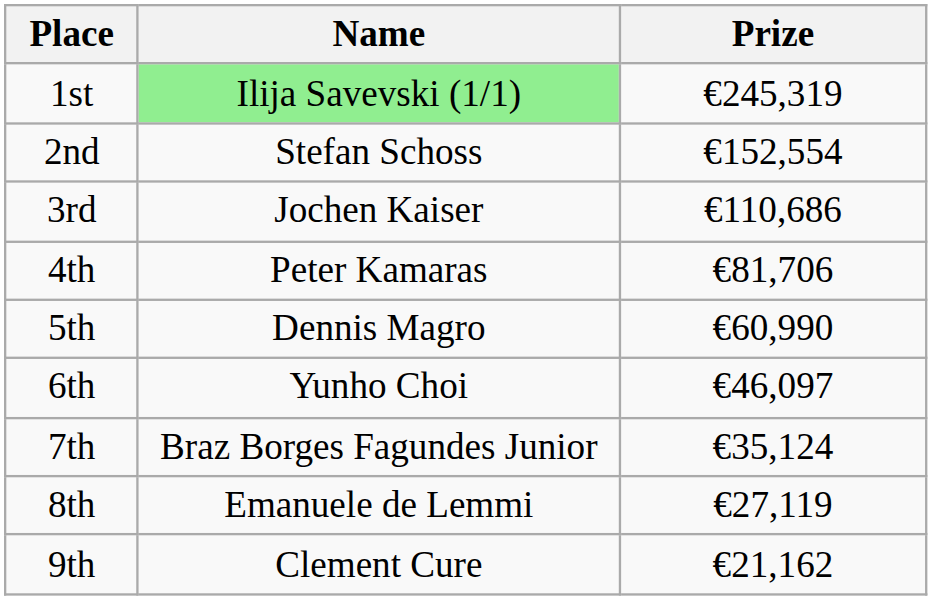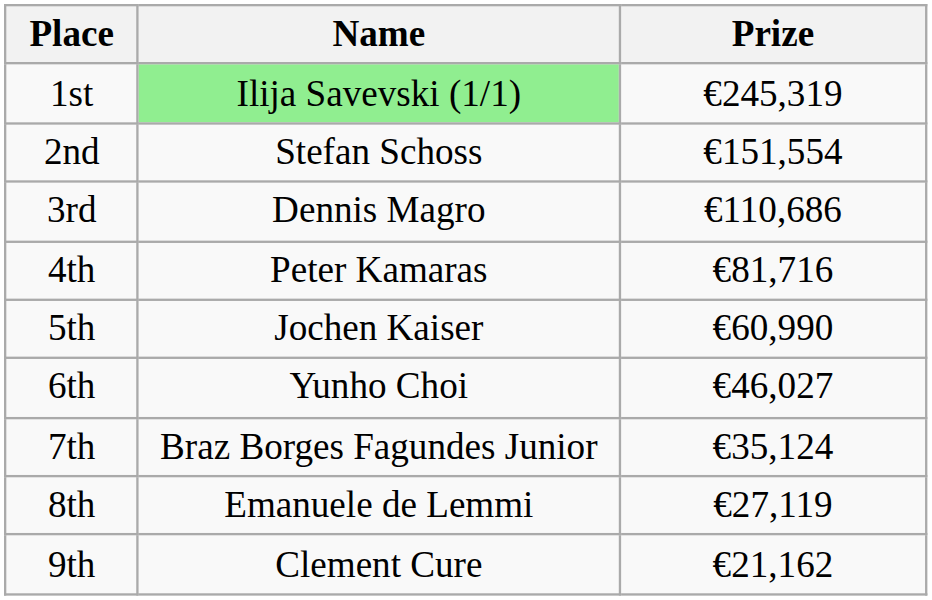(773, 151) €152,554 -> (773, 151) €151,554
(379, 210) Jochen Kaiser -> (379, 210) Dennis Magro
(773, 269) €81,706 -> (773, 269) €81,716
(379, 328) Dennis Magro -> (379, 328) Jochen Kaiser
(773, 387) €46,097 -> (773, 387) €46,027
